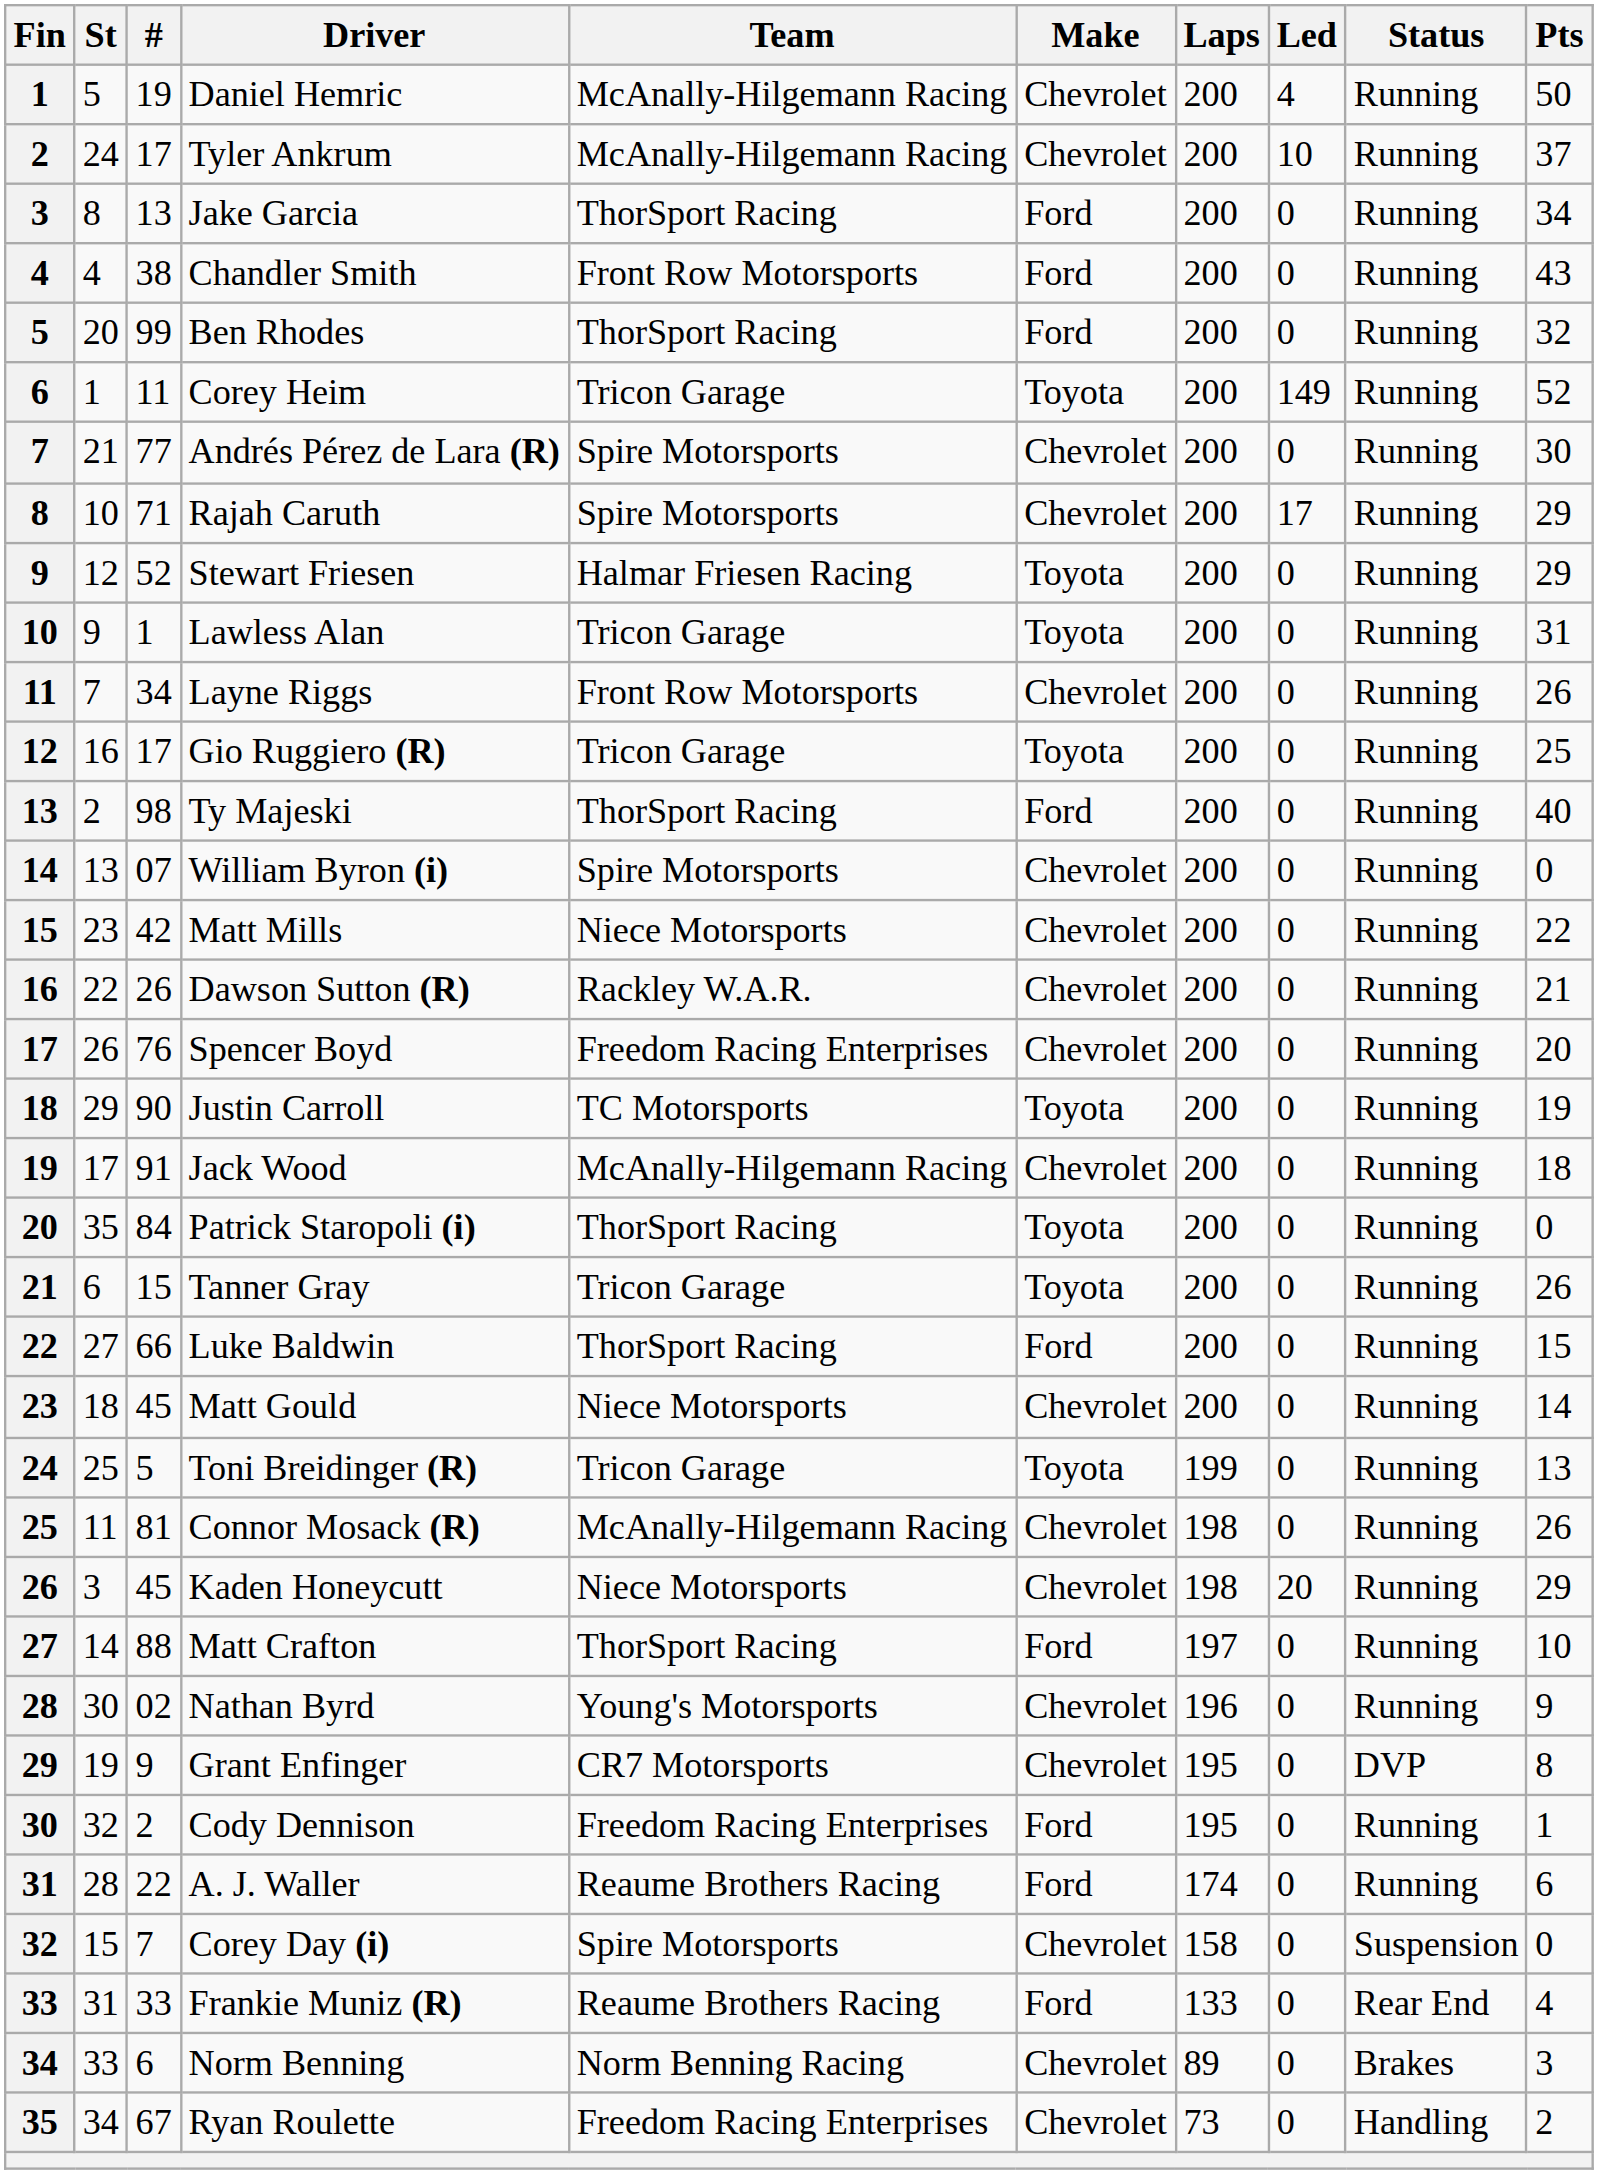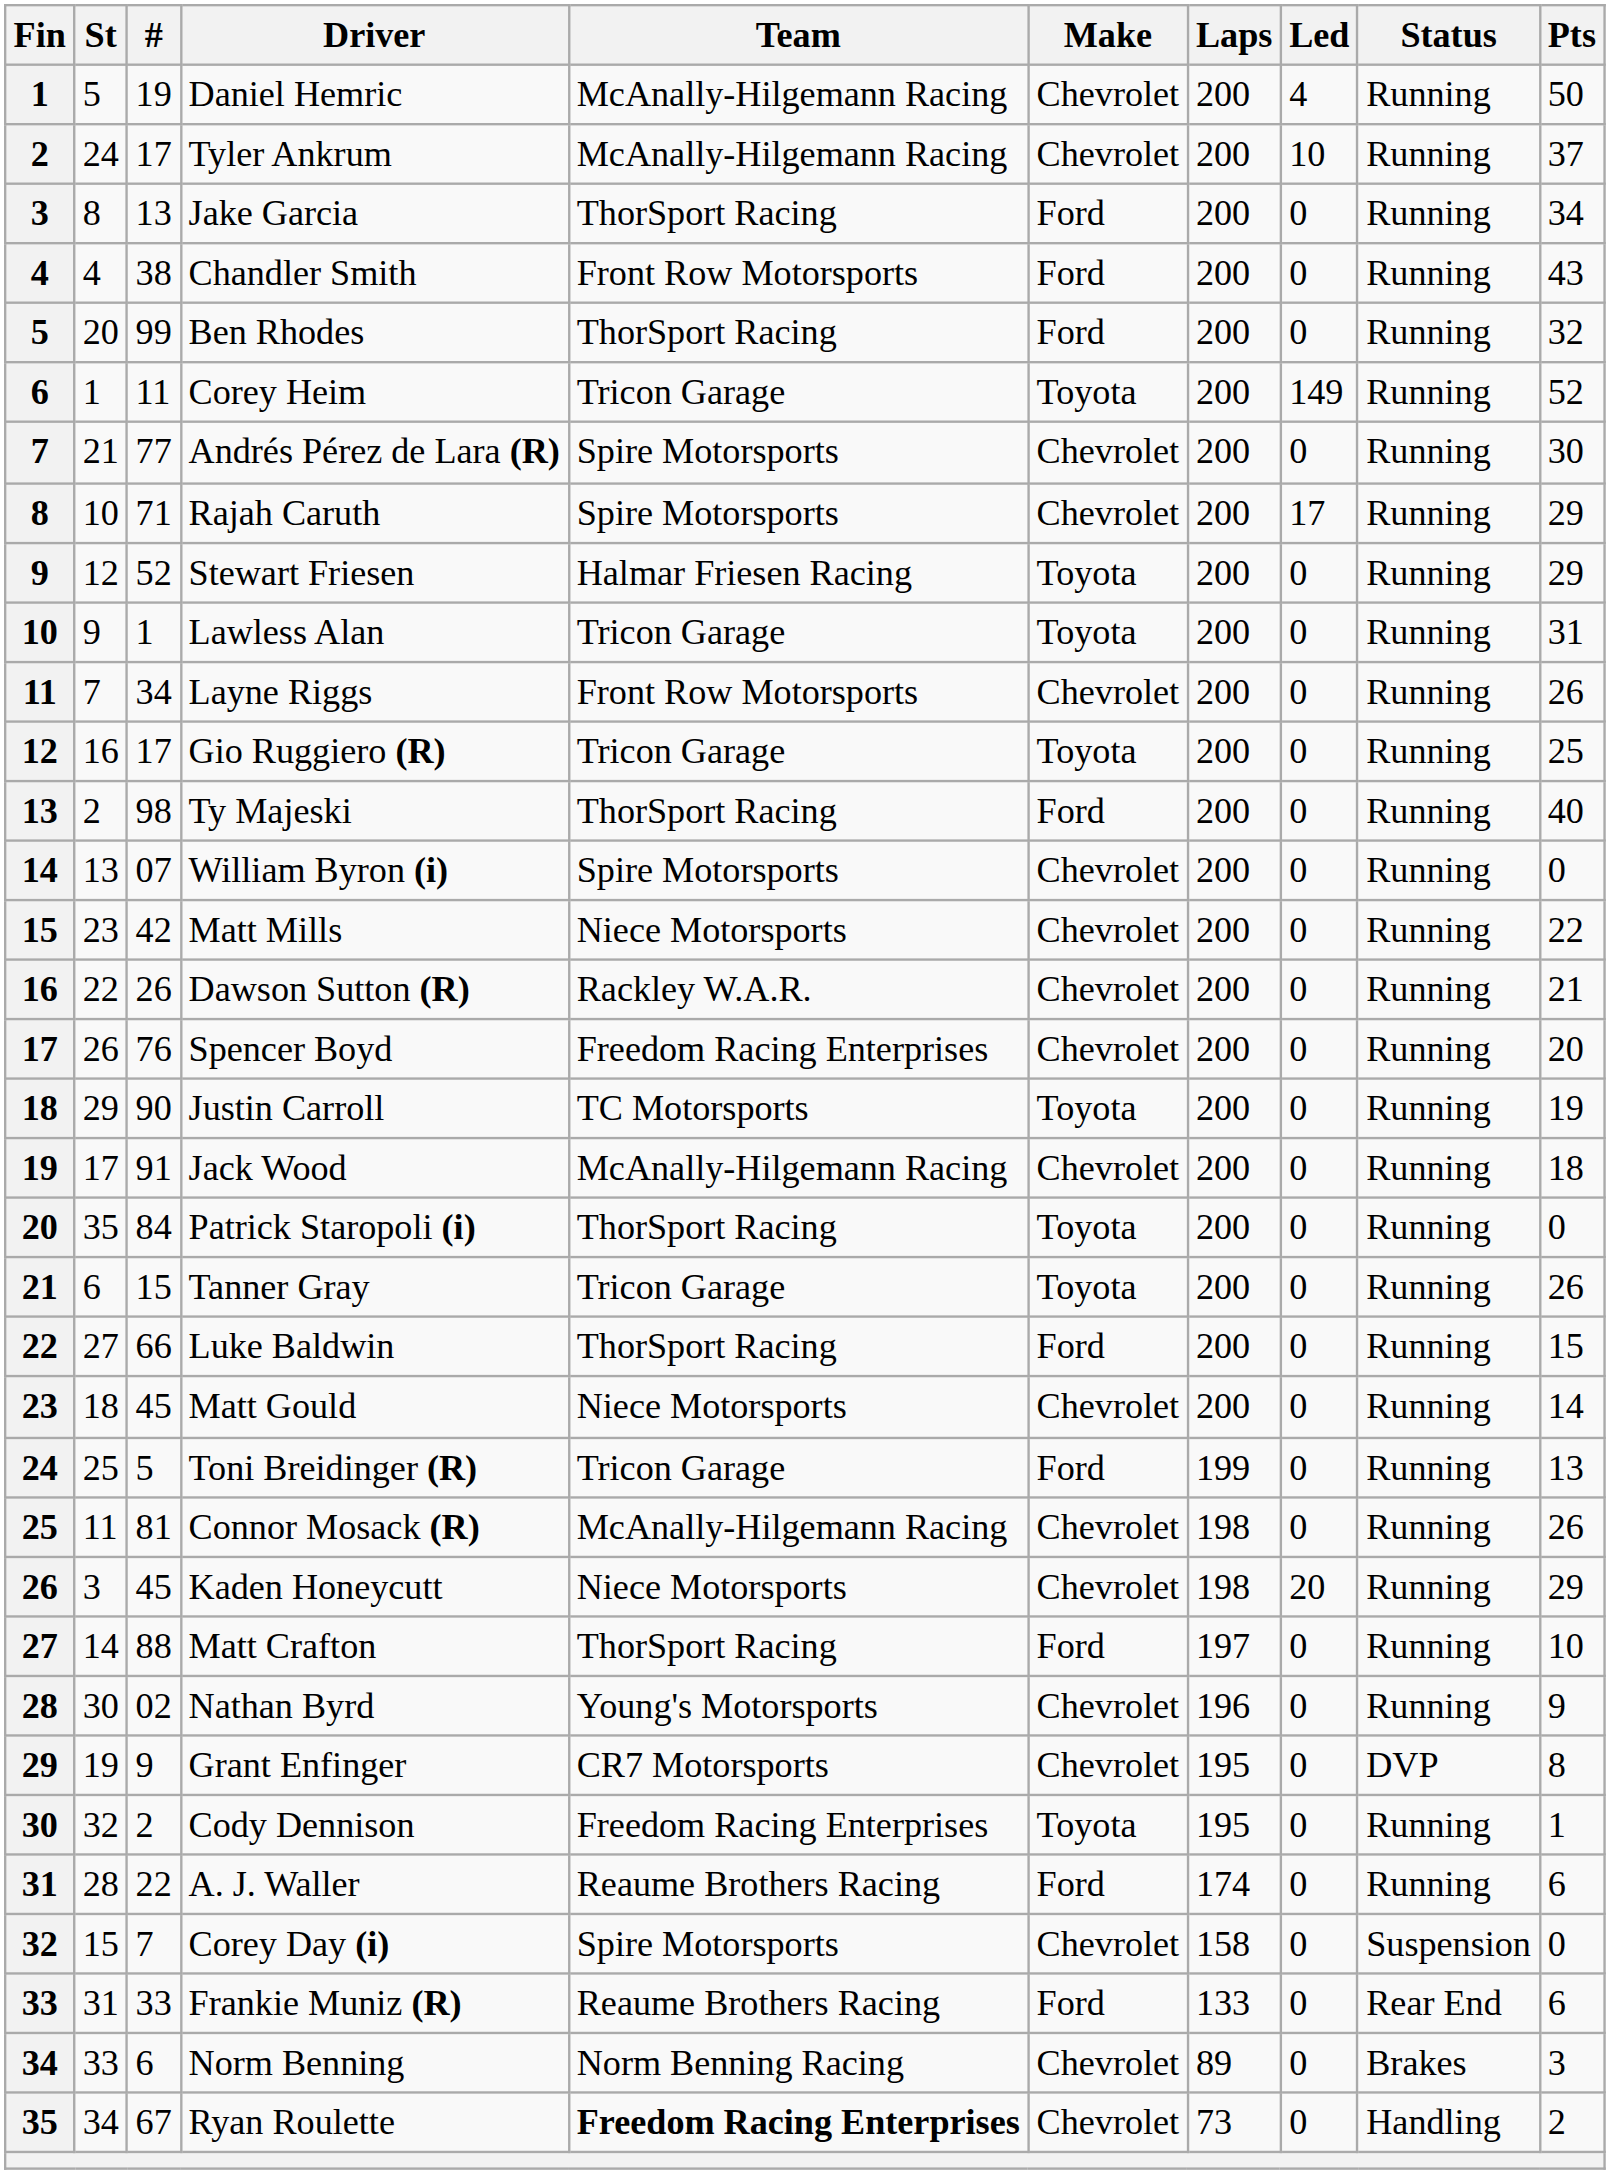(1074, 1466) Toyota -> (1071, 1466) Ford
(1058, 1823) Ford -> (1087, 1823) Toyota
(1544, 2002) 4 -> (1557, 2002) 6
(783, 2122) normal -> (798, 2122) bold
